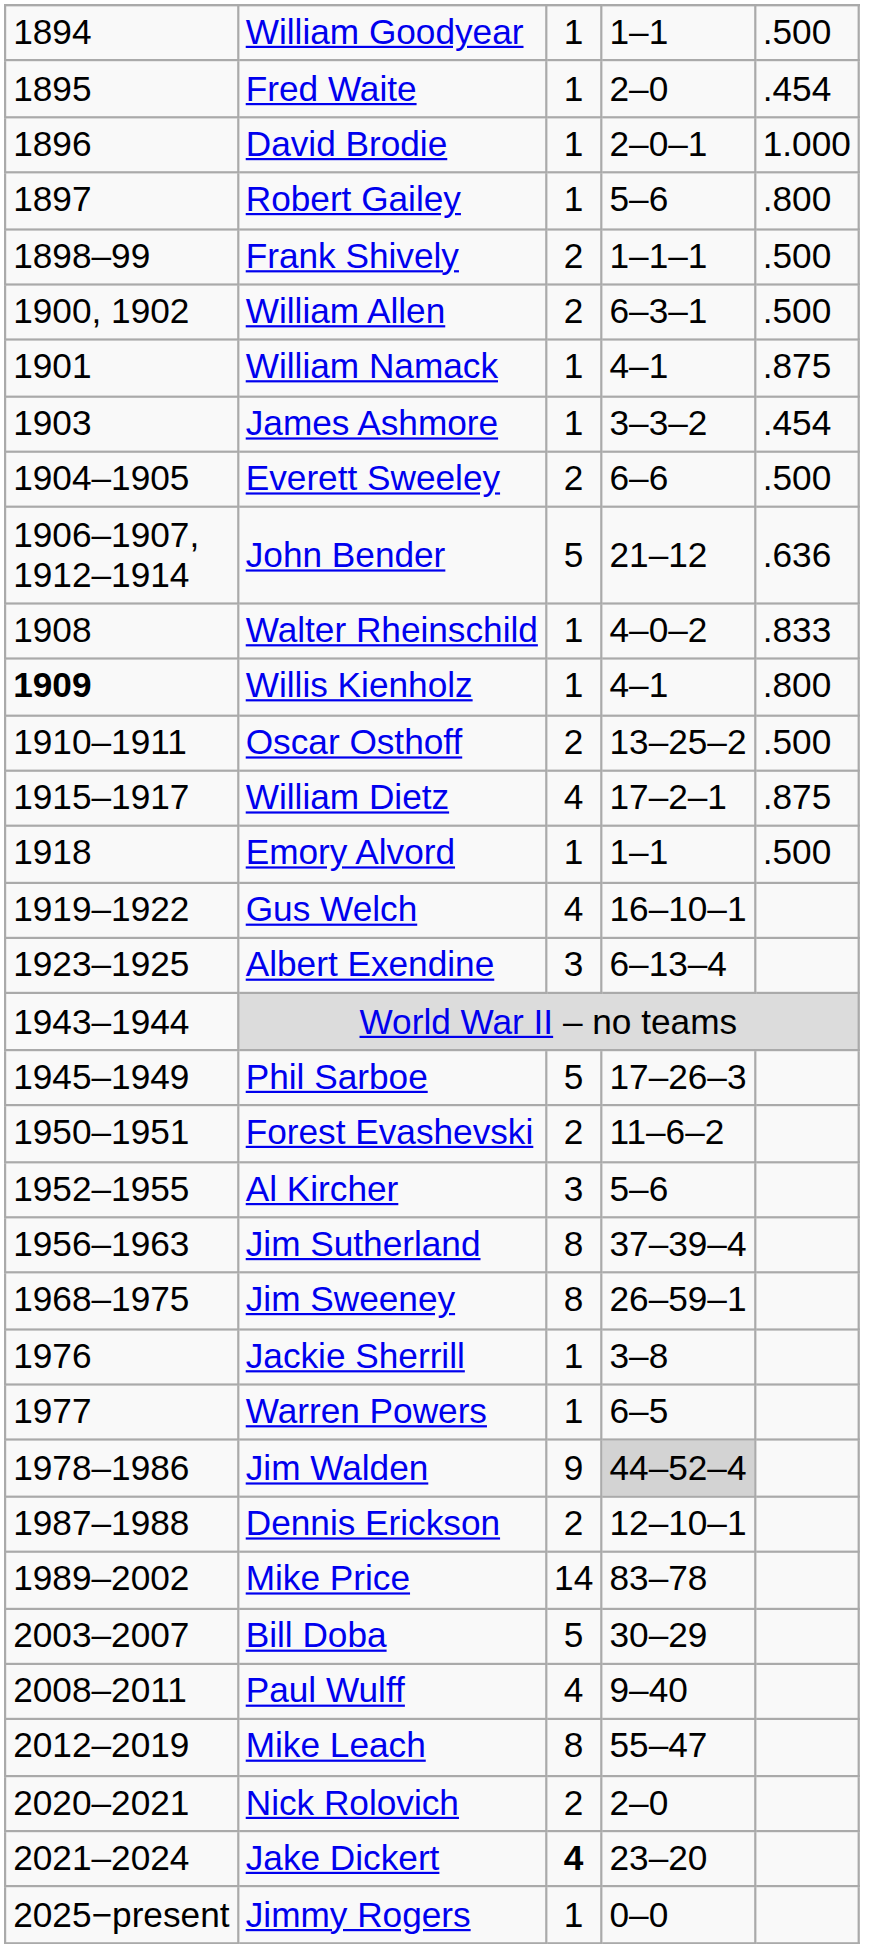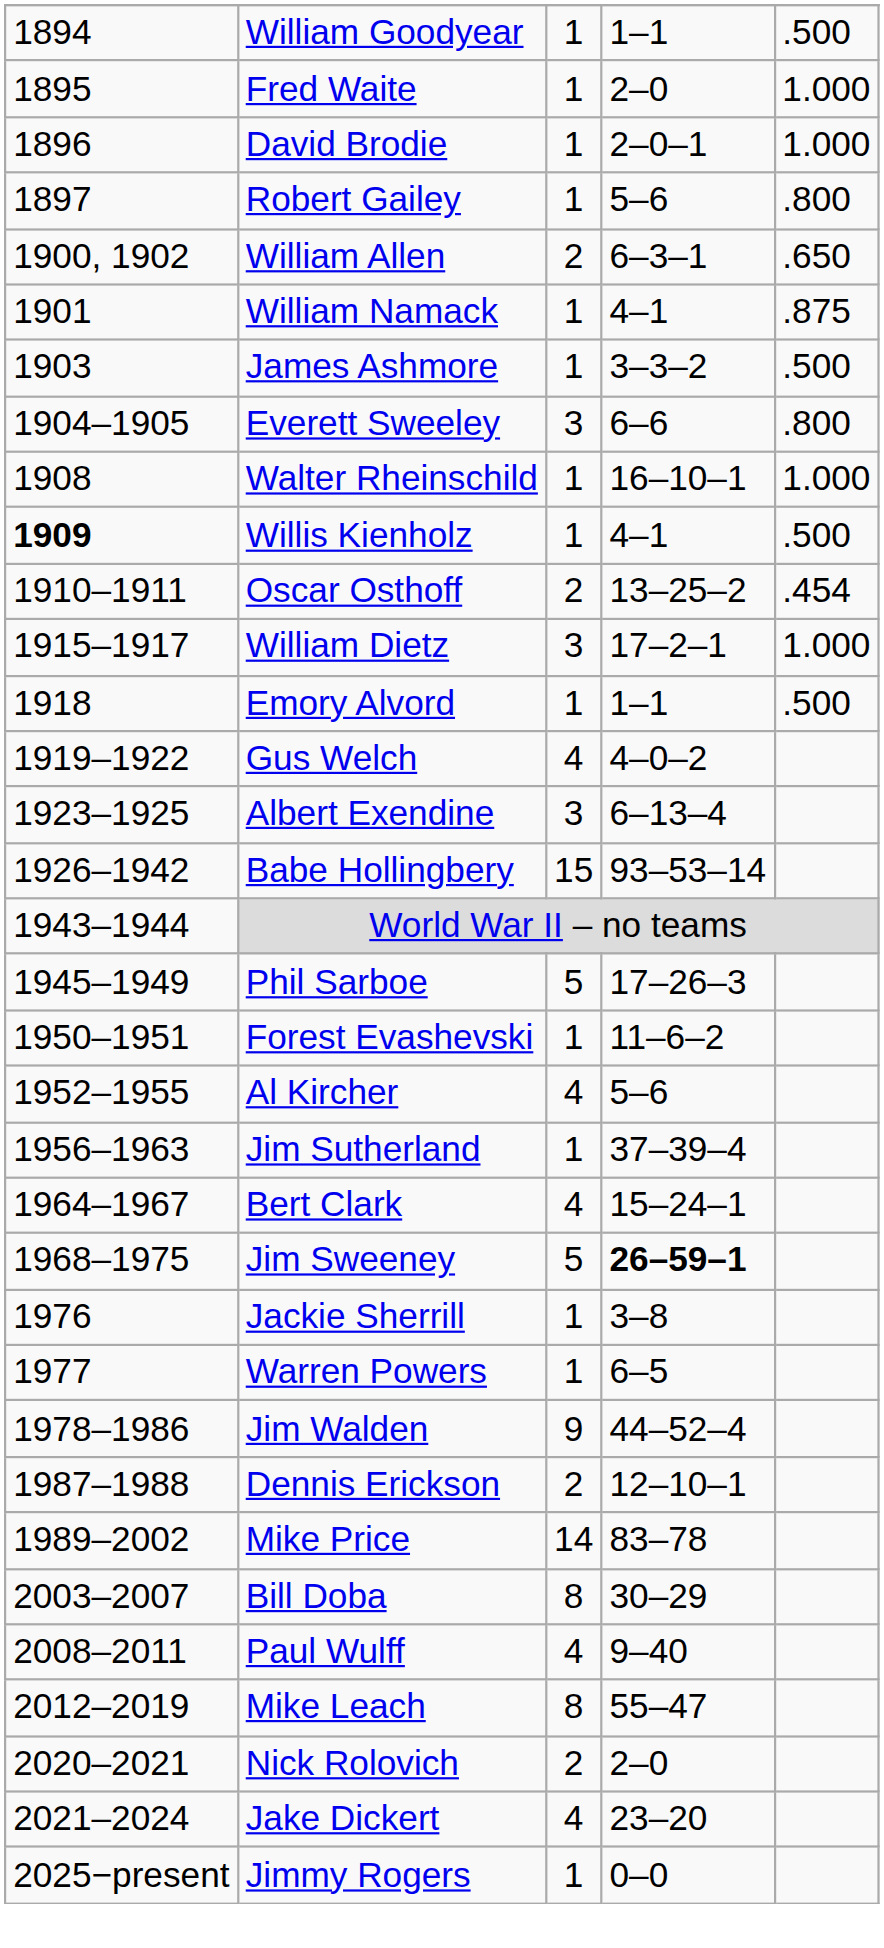(797, 88) .454 -> (826, 88) 1.000
- row: (352, 255)
(797, 311) .500 -> (817, 255) .650
(797, 423) .454 -> (817, 367) .500
(574, 479) 2 -> (574, 423) 3
(797, 479) .500 -> (817, 423) .800
- row: (346, 554)
(658, 630) 4–0–2 -> (678, 479) 16–10–1
(797, 630) .833 -> (826, 479) 1.000
(797, 686) .800 -> (817, 534) .500
(797, 741) .500 -> (817, 590) .454
(574, 797) 4 -> (574, 646) 3
(797, 797) .875 -> (826, 646) 1.000
(678, 909) 16–10–1 -> (658, 758) 4–0–2
+ row: (380, 869)
(574, 1132) 2 -> (574, 1037) 1
(574, 1188) 3 -> (574, 1093) 4
(574, 1244) 8 -> (574, 1148) 1
+ row: (324, 1204)
(574, 1300) 8 -> (574, 1260) 5
(678, 1300) normal -> (678, 1260) bold
(678, 1467) lightgrey background -> (678, 1428) no background
(574, 1635) 5 -> (574, 1595) 8
(574, 1858) bold -> (574, 1818) normal
